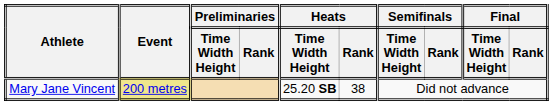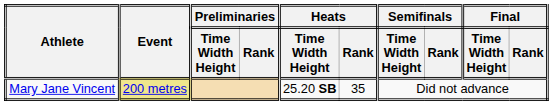(358, 89) 38 -> (358, 89) 35
